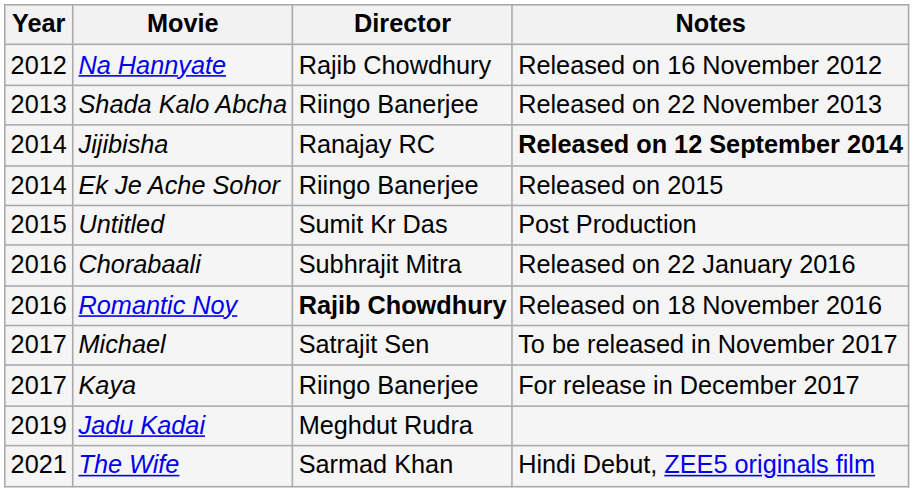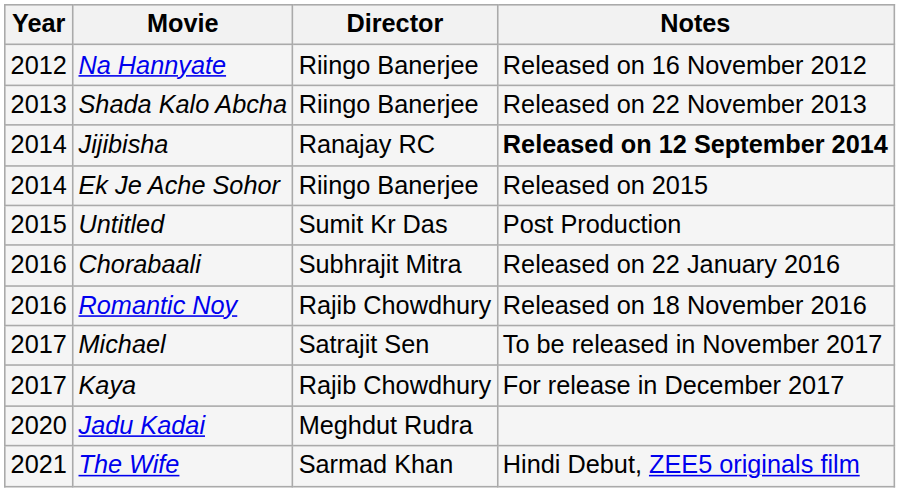(395, 64) Rajib Chowdhury -> (389, 64) Riingo Banerjee
(403, 305) bold -> (395, 305) normal
(389, 385) Riingo Banerjee -> (395, 385) Rajib Chowdhury
(39, 425) 2019 -> (39, 425) 2020
